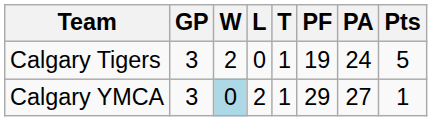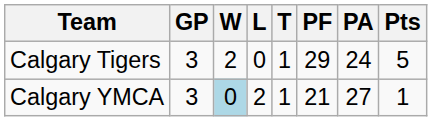(317, 60) 19 -> (317, 60) 29
(317, 97) 29 -> (317, 97) 21
